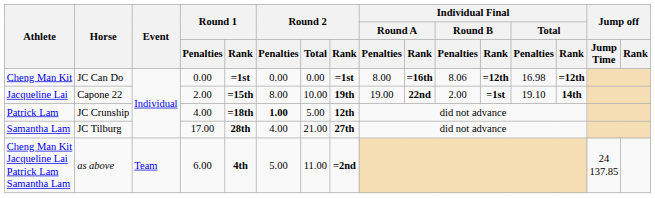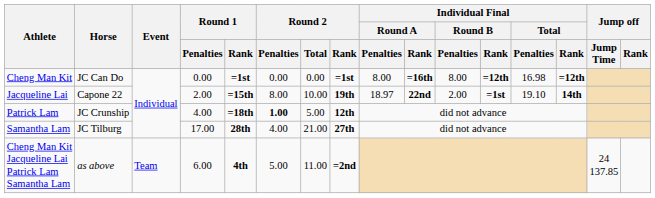(458, 77) 8.06 -> (458, 77) 8.00
(382, 95) 19.00 -> (382, 95) 18.97
